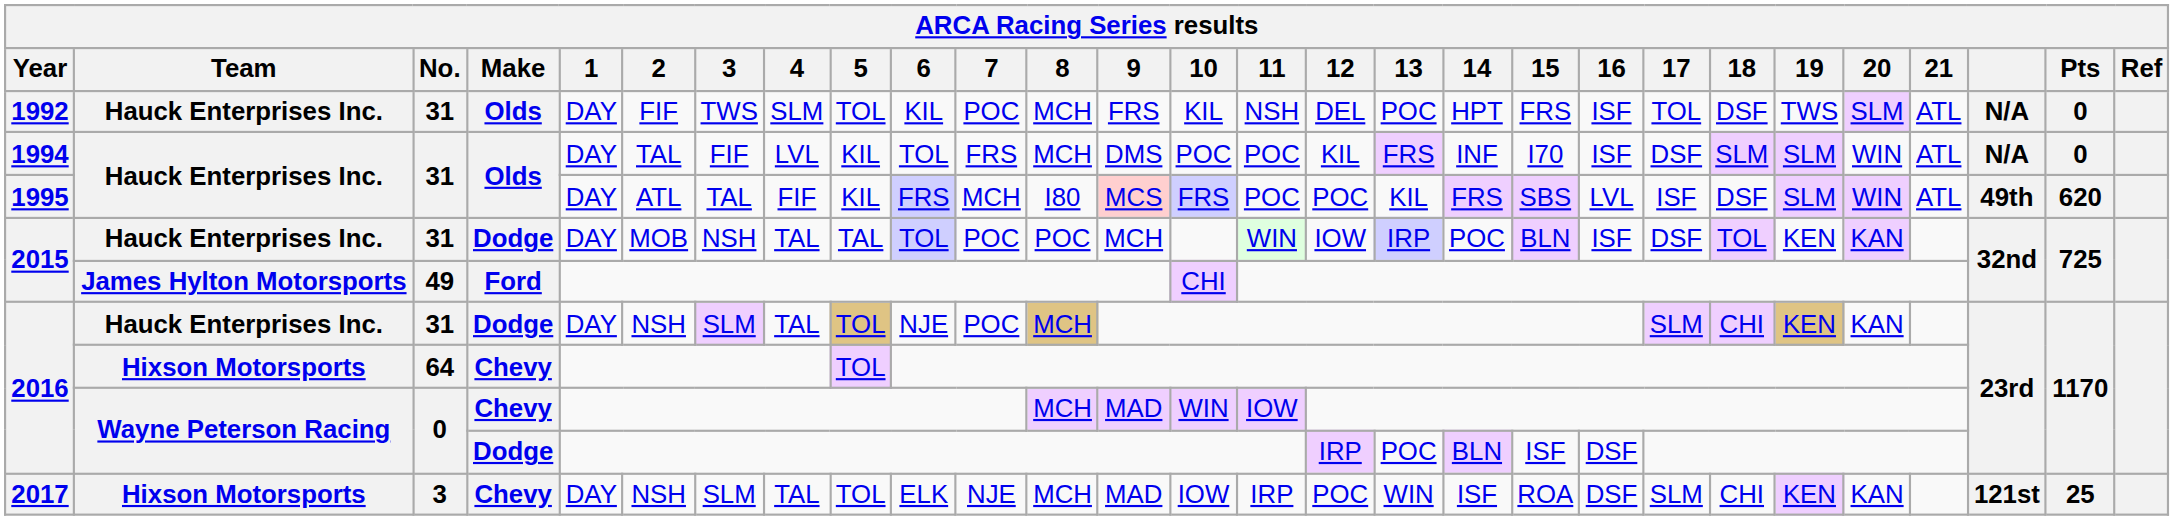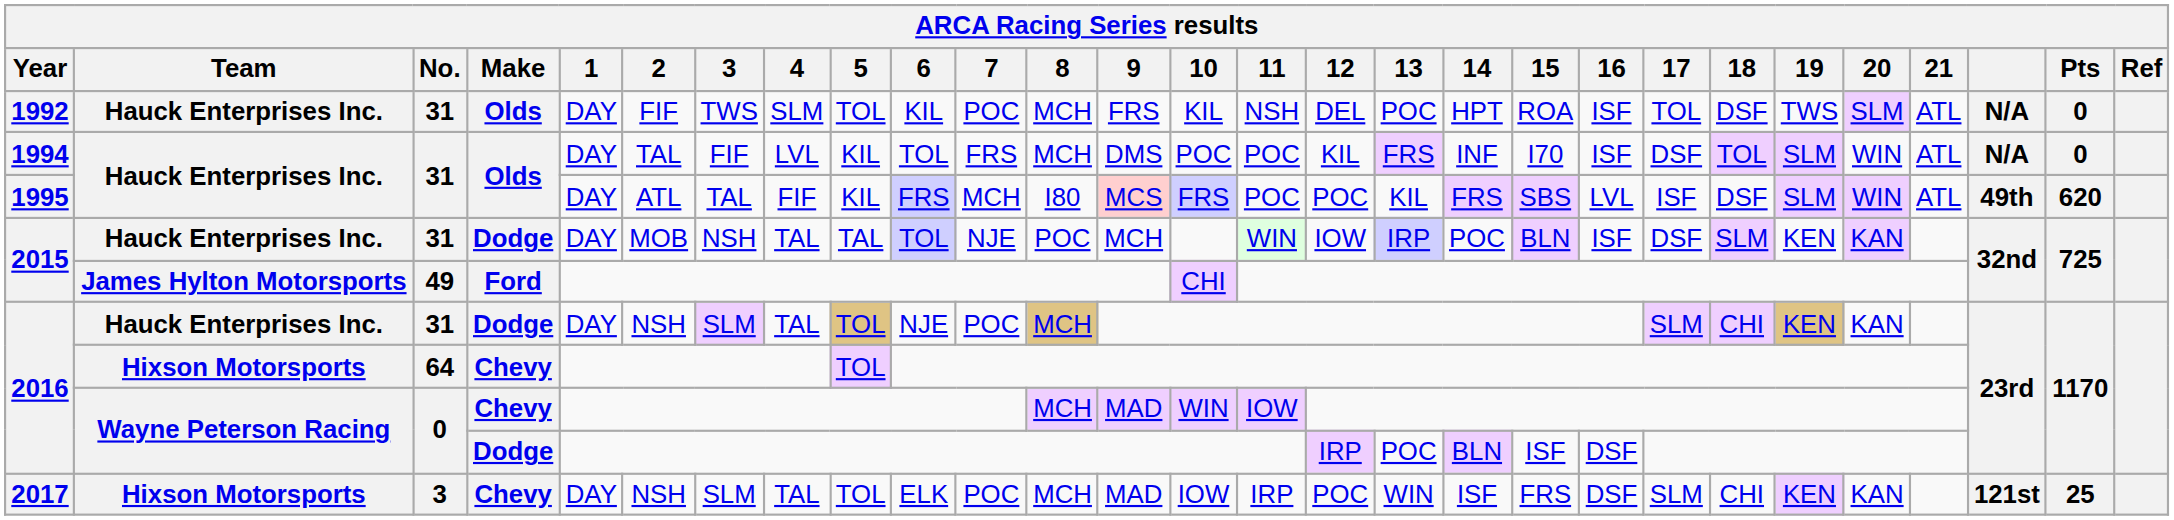(1545, 111) FRS -> (1545, 111) ROA
(1742, 154) SLM -> (1742, 154) TOL
(991, 239) POC -> (991, 239) NJE
(1742, 239) TOL -> (1742, 239) SLM
(991, 494) NJE -> (991, 494) POC
(1545, 494) ROA -> (1545, 494) FRS
